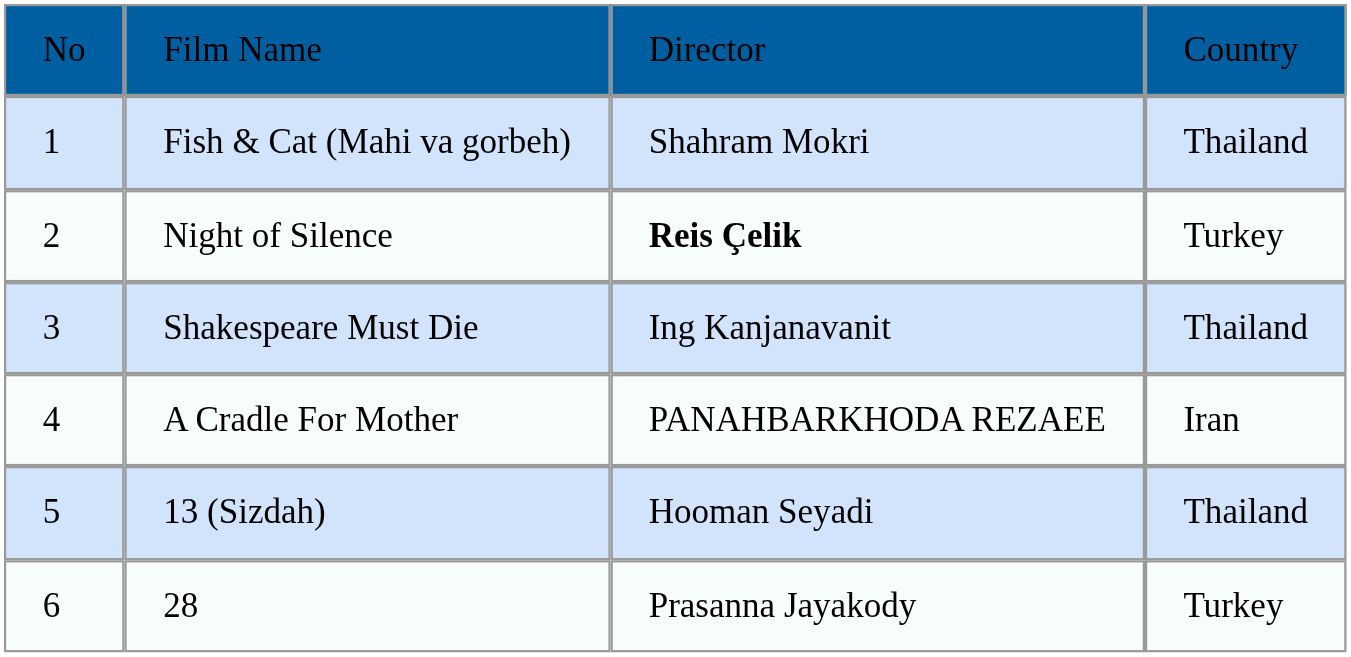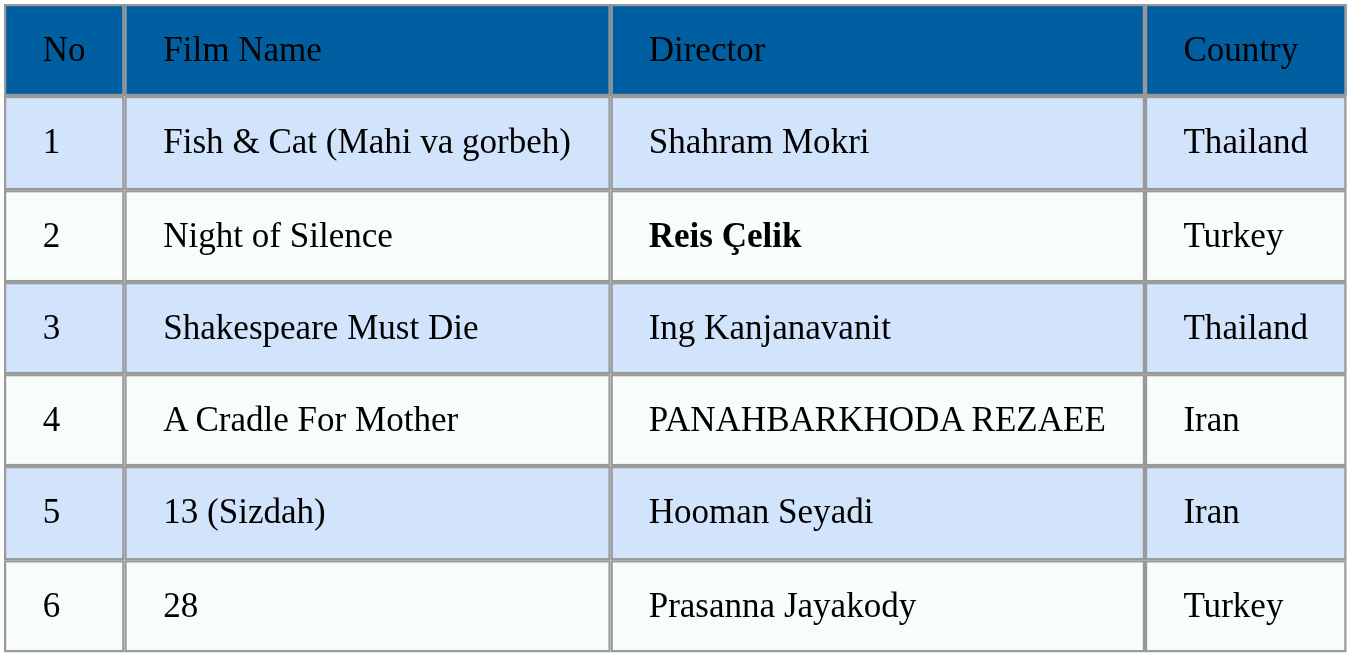(1246, 512) Thailand -> (1212, 512) Iran
